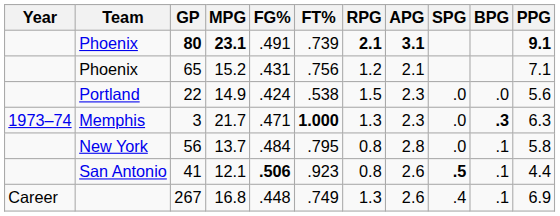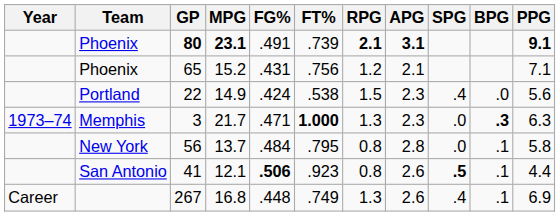(460, 95) .0 -> (460, 95) .4
